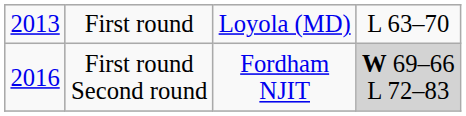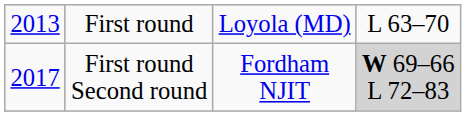(35, 76) 2016 -> (35, 76) 2017
